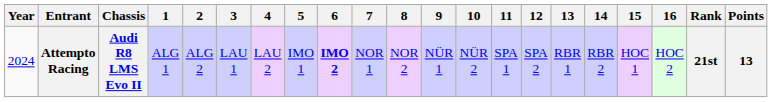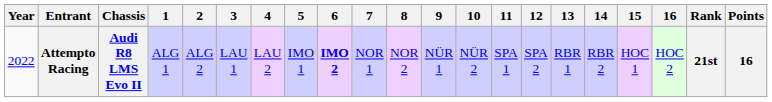(21, 61) 2024 -> (21, 61) 2022
(746, 61) 13 -> (746, 61) 16
